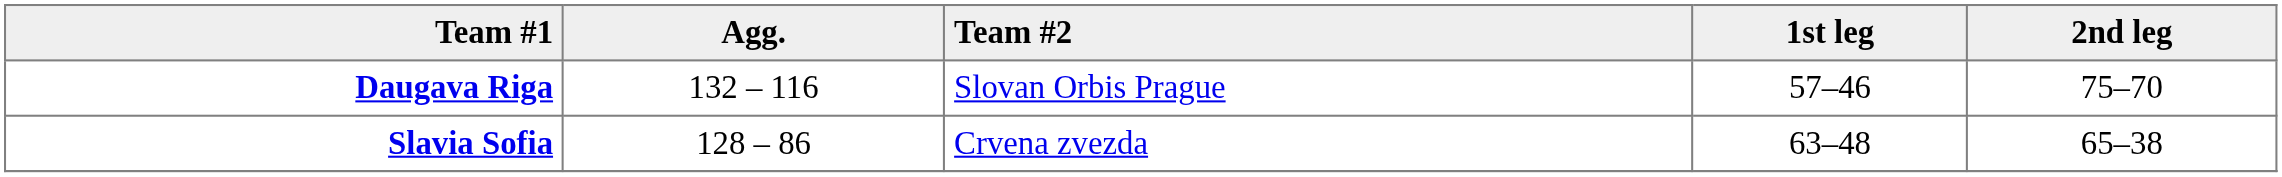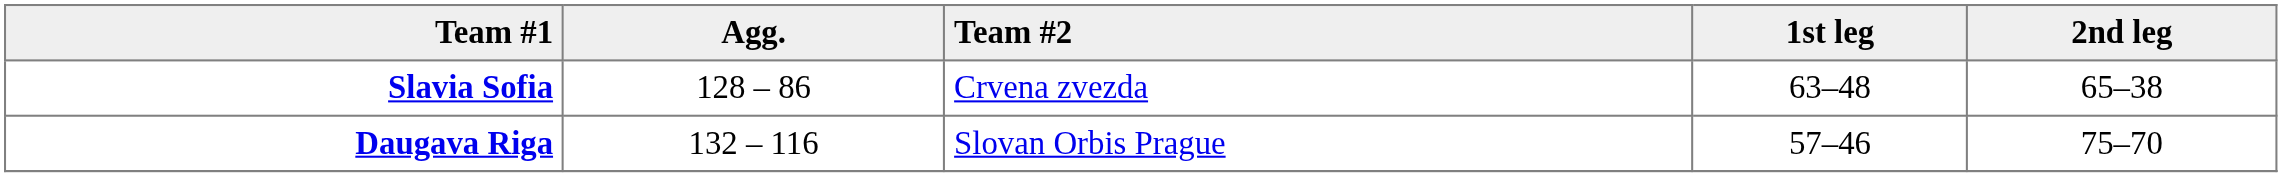rows swapped: (454, 87) <-> (471, 142)
